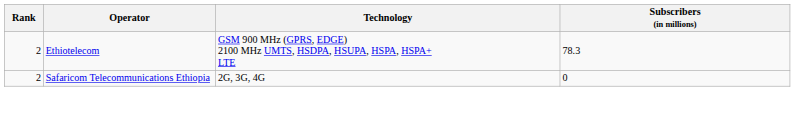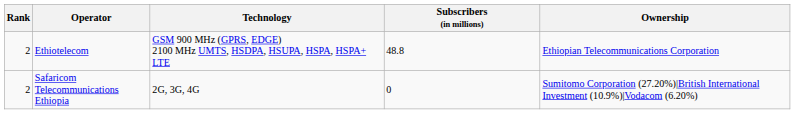+ column: (665, 18)
(571, 51) 78.3 -> (395, 51) 48.8
